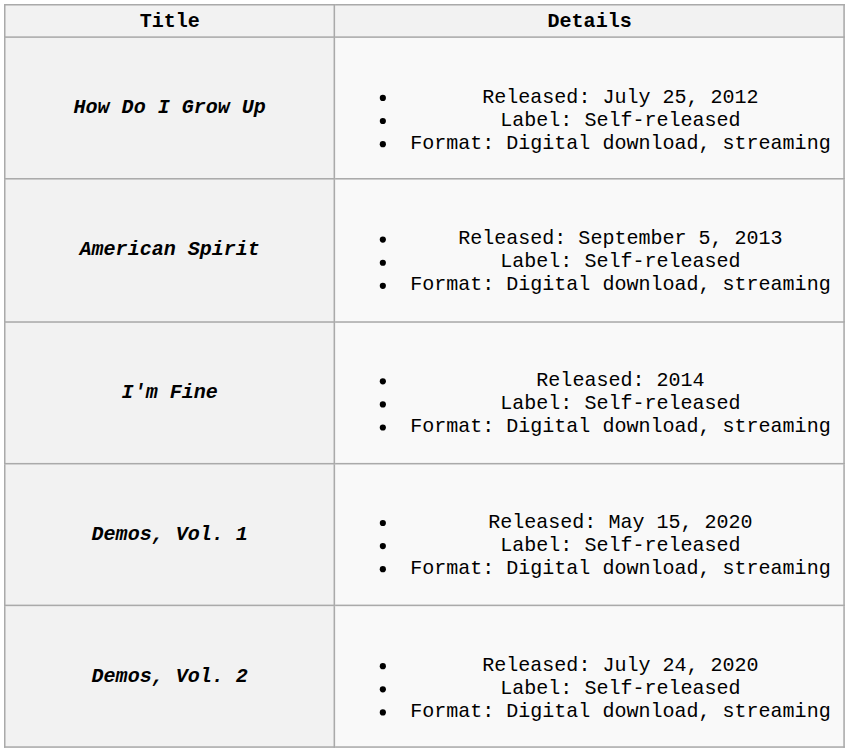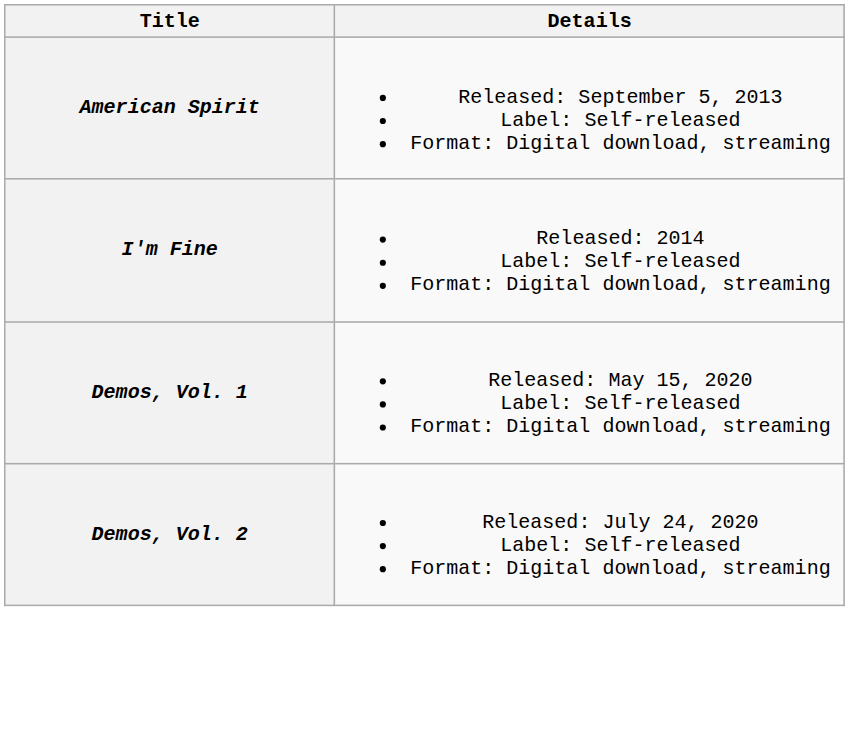- row: (170, 108)
